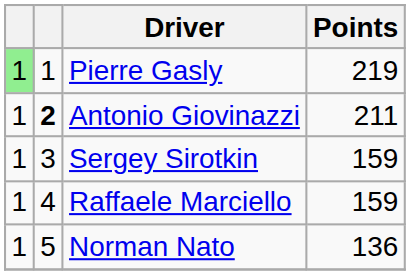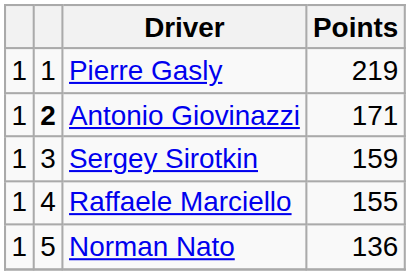(19, 71) lightgreen background -> (19, 71) no background
(376, 114) 211 -> (375, 114) 171
(375, 202) 159 -> (375, 202) 155
